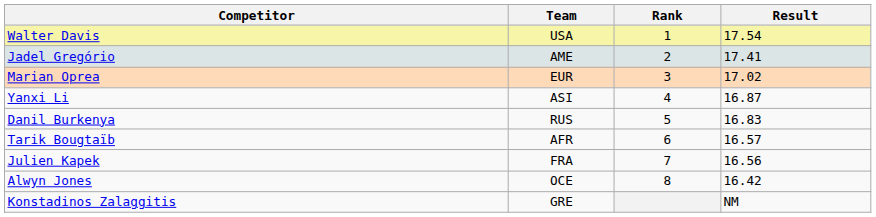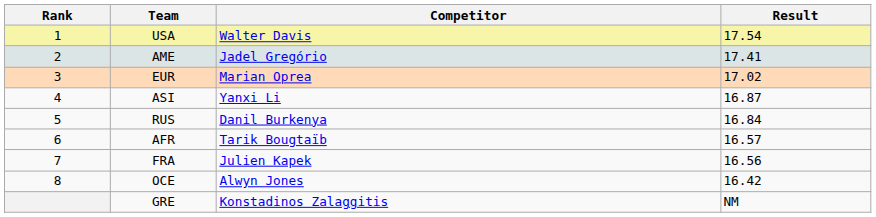columns swapped: (667, 15) <-> (256, 15)
(743, 119) 16.83 -> (743, 119) 16.84
